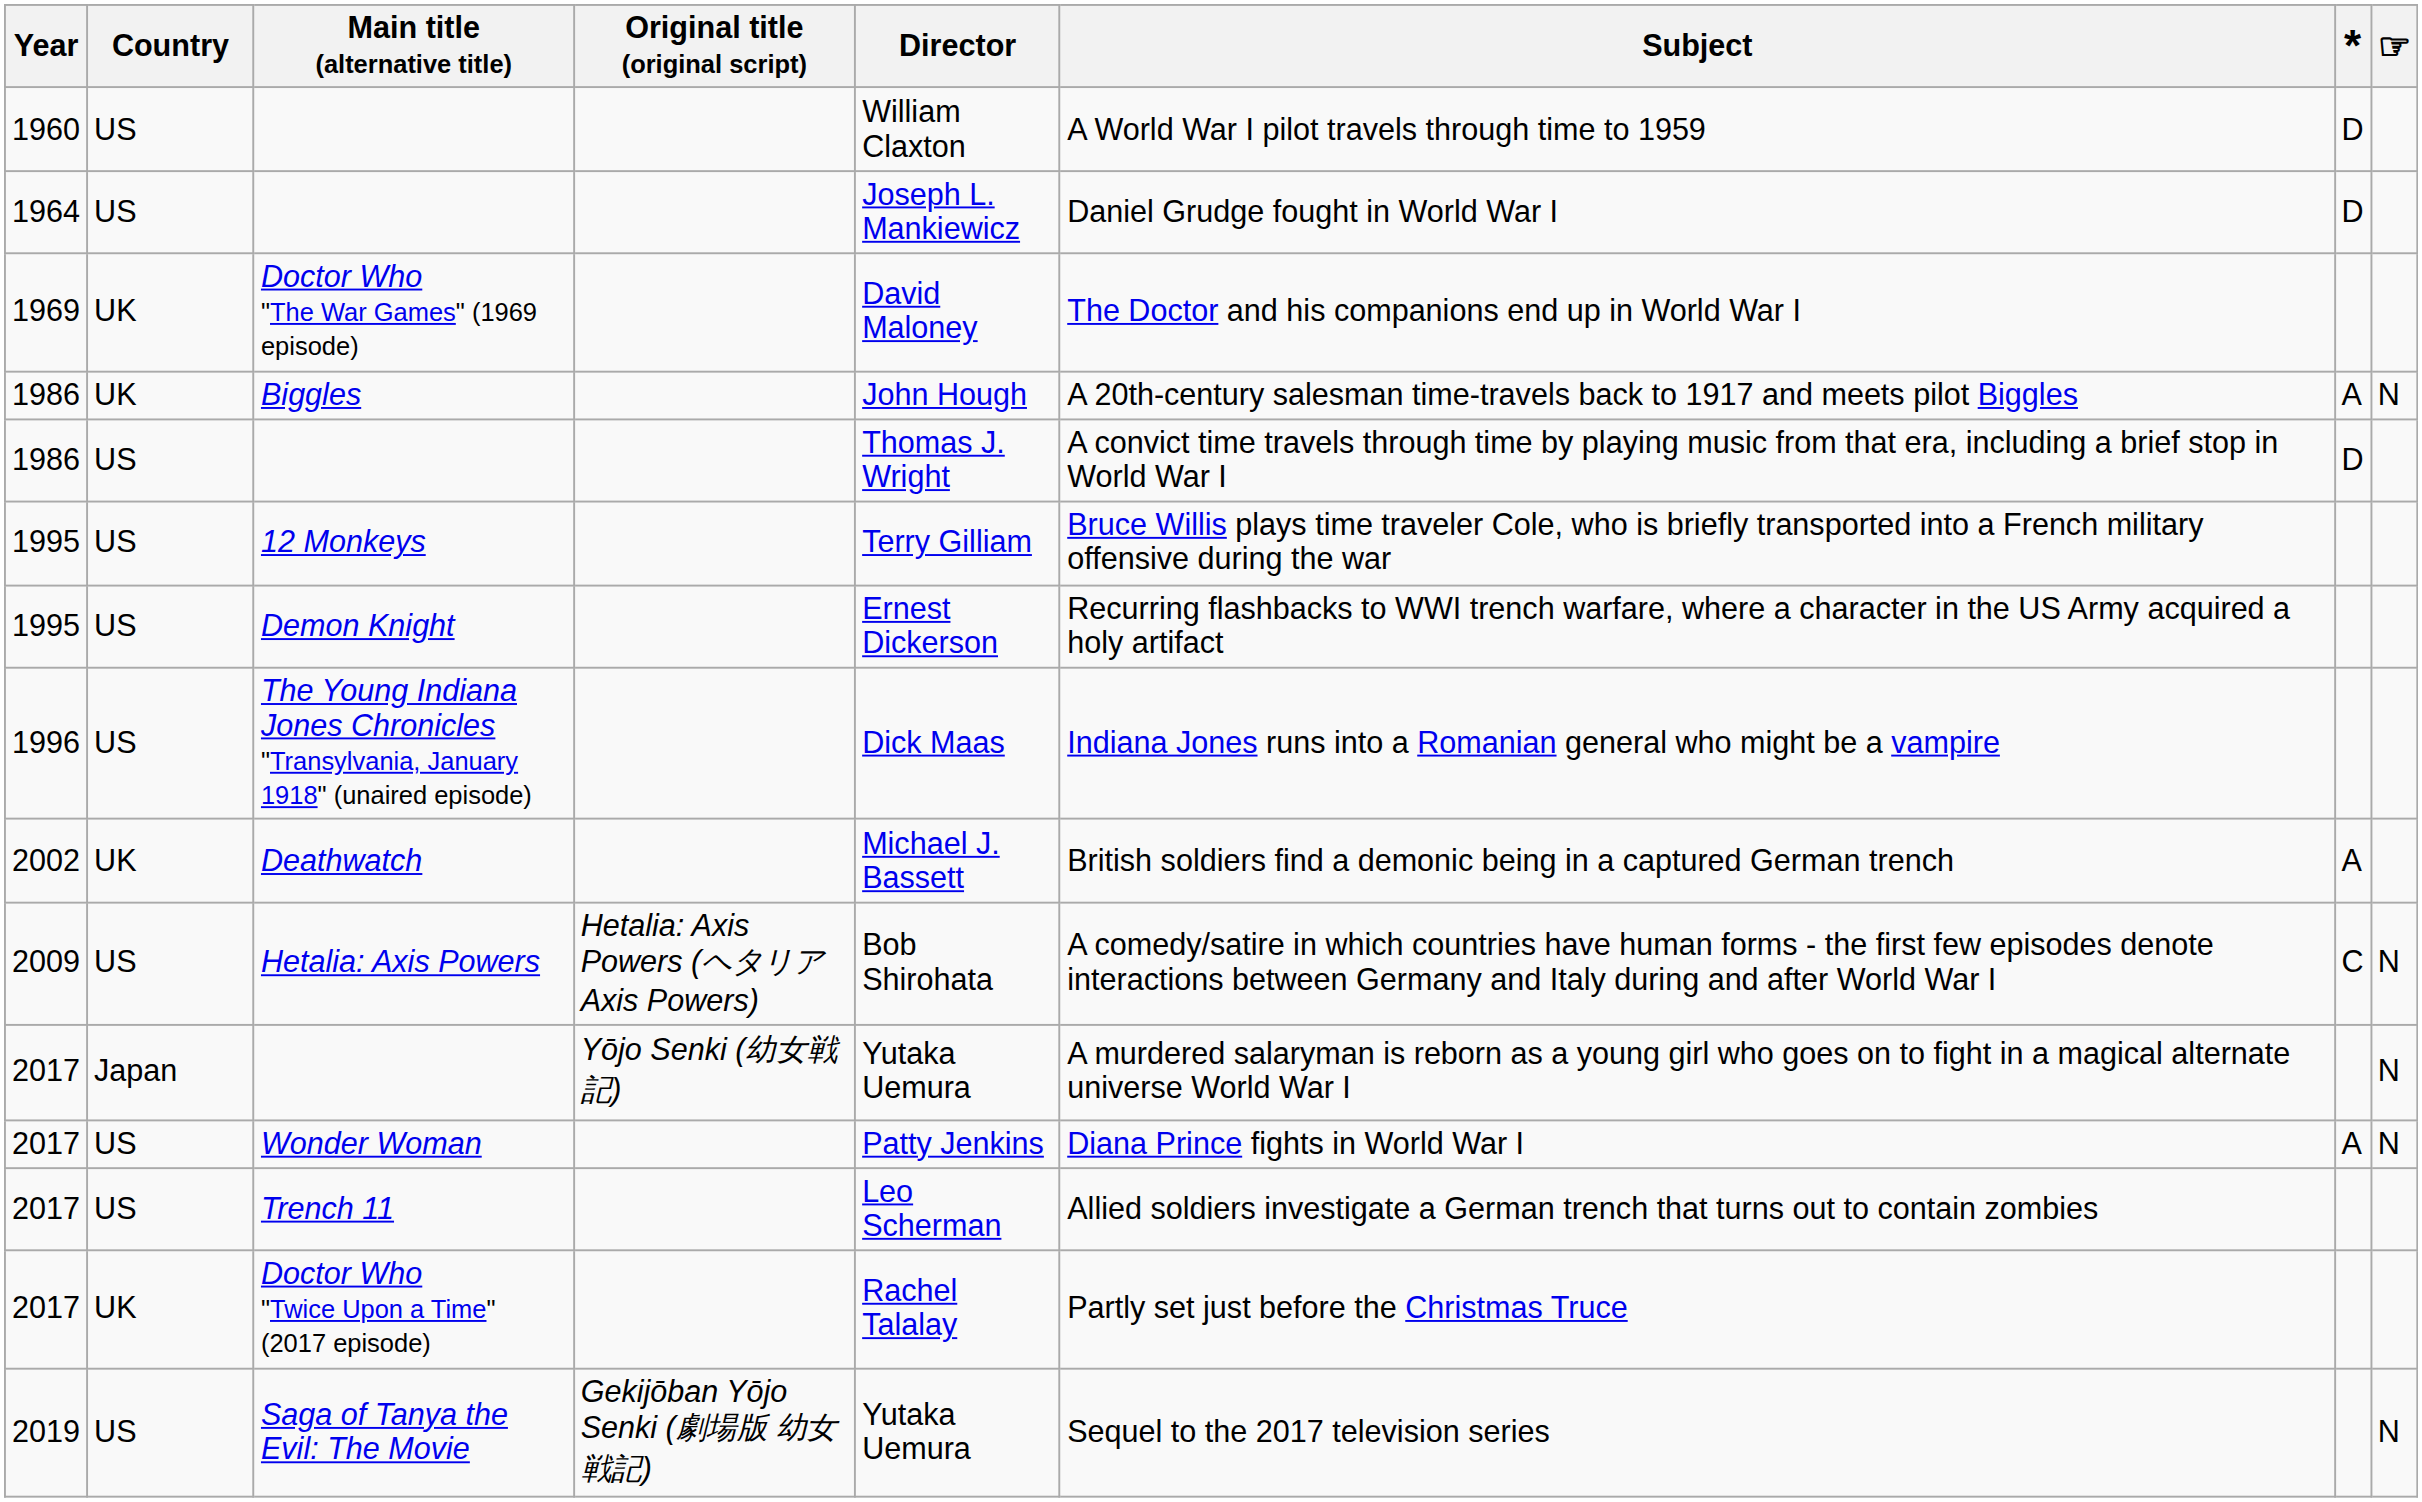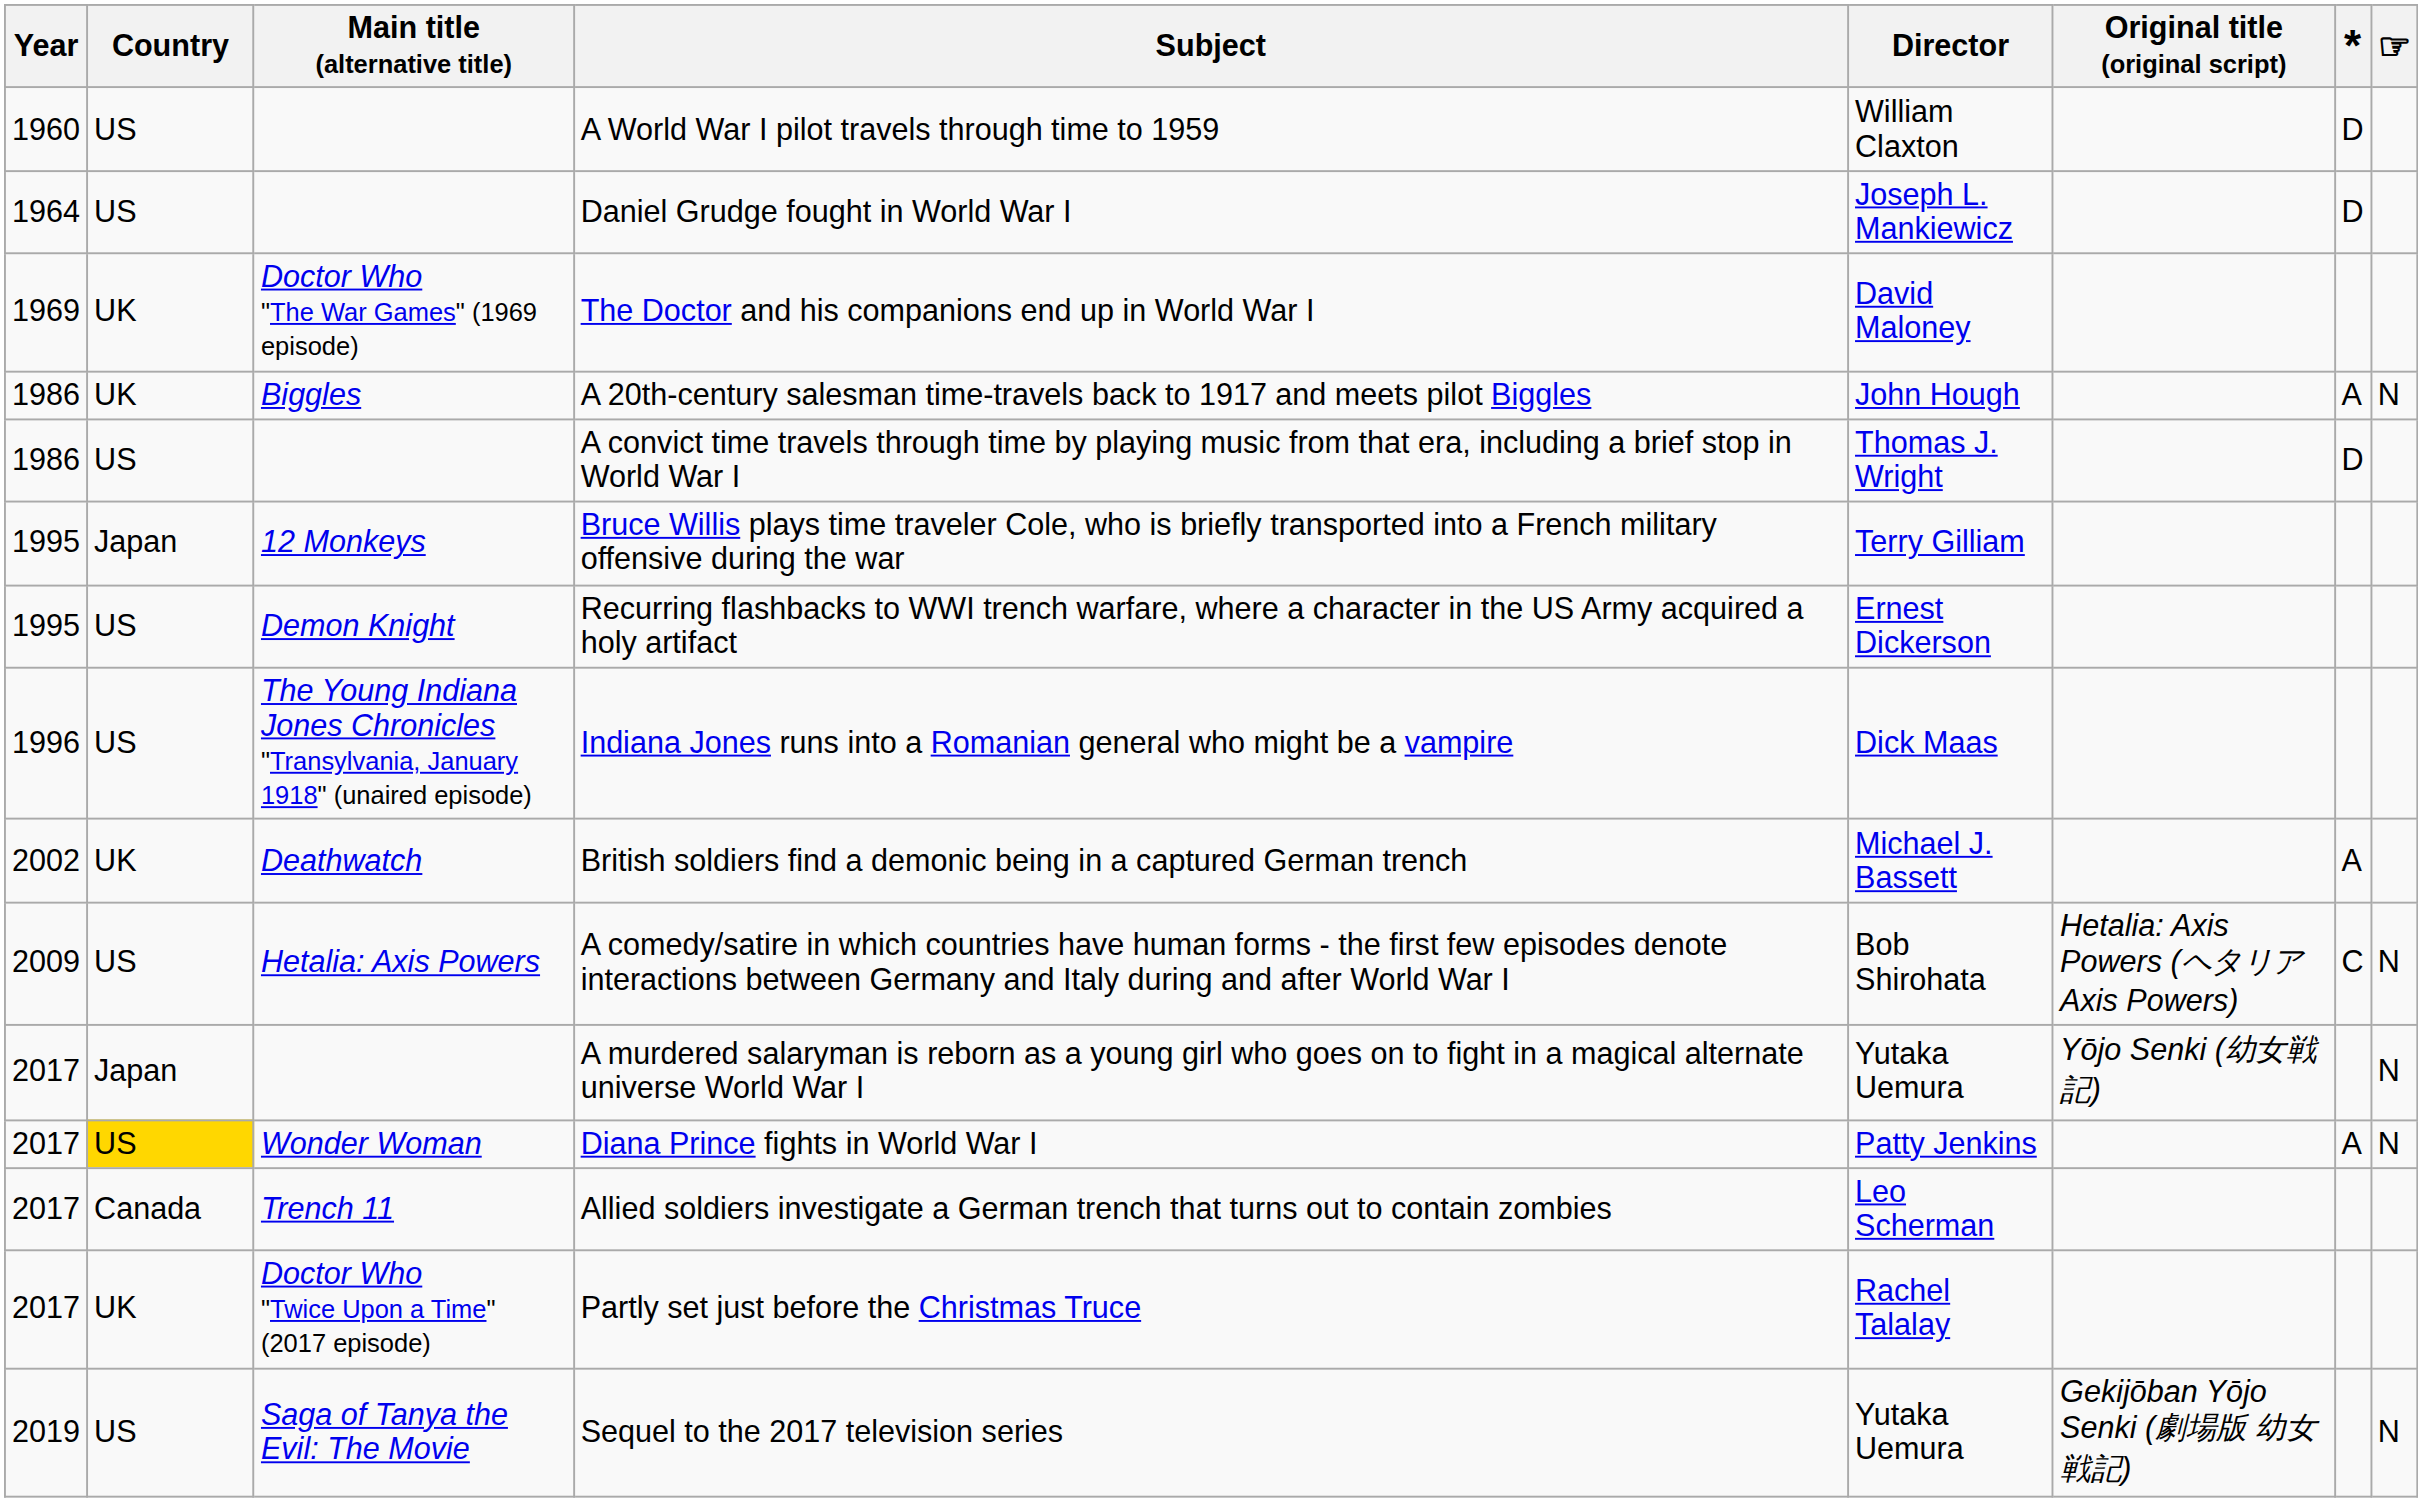columns swapped: (714, 45) <-> (1697, 45)
(115, 543) US -> (136, 543) Japan
(115, 1143) no background -> (115, 1143) gold background
(115, 1208) US -> (148, 1208) Canada
